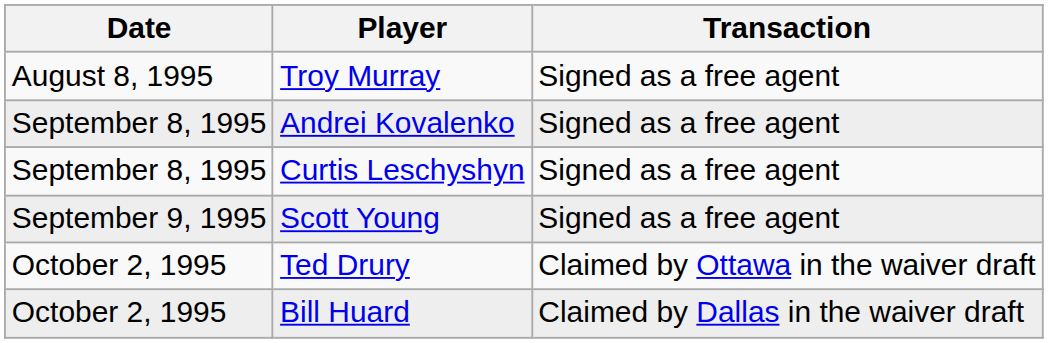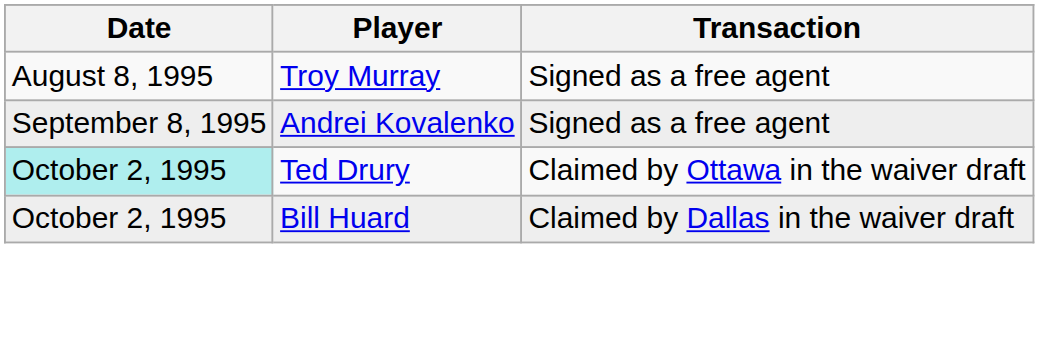- row: (402, 170)
- row: (360, 218)
(119, 265) no background -> (119, 170) paleturquoise background
